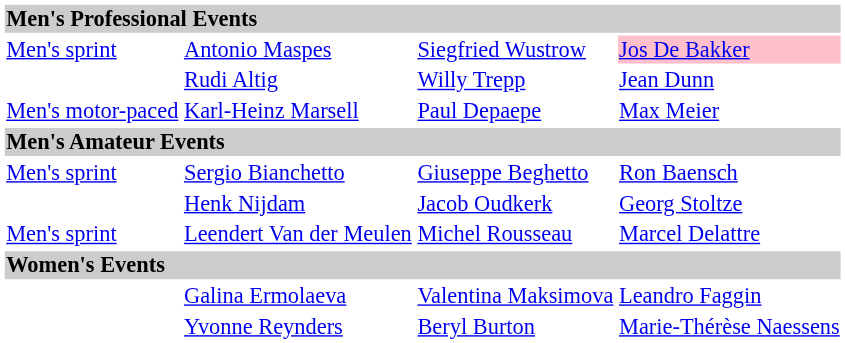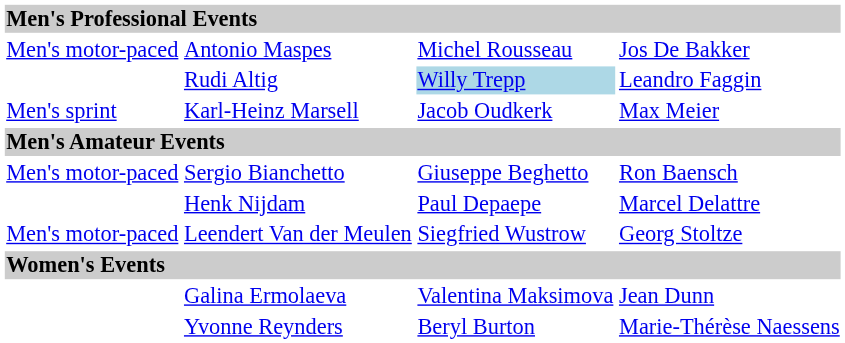(61, 49) Men's sprint -> (92, 49) Men's motor-paced
(502, 49) Siegfried Wustrow -> (495, 49) Michel Rousseau
(684, 49) pink background -> (684, 49) no background
(471, 80) no background -> (471, 80) lightblue background
(667, 80) Jean Dunn -> (690, 80) Leandro Faggin
(92, 110) Men's motor-paced -> (61, 110) Men's sprint
(479, 110) Paul Depaepe -> (485, 110) Jacob Oudkerk
(61, 172) Men's sprint -> (92, 172) Men's motor-paced
(485, 203) Jacob Oudkerk -> (479, 203) Paul Depaepe
(681, 203) Georg Stoltze -> (690, 203) Marcel Delattre
(61, 234) Men's sprint -> (92, 234) Men's motor-paced
(495, 234) Michel Rousseau -> (502, 234) Siegfried Wustrow
(690, 234) Marcel Delattre -> (681, 234) Georg Stoltze
(690, 295) Leandro Faggin -> (667, 295) Jean Dunn
